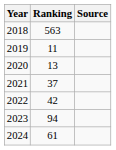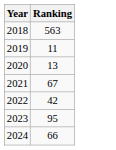- column: (93, 13)
(53, 83) 37 -> (53, 83) 67
(53, 118) 94 -> (53, 118) 95
(53, 136) 61 -> (53, 136) 66
